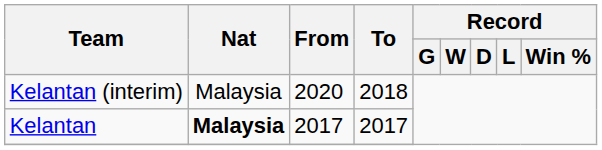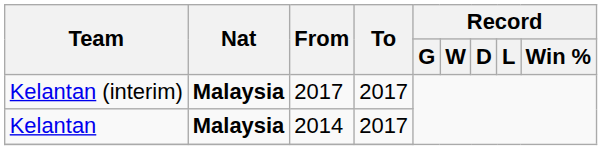(239, 91) normal -> (239, 91) bold
(319, 91) 2020 -> (319, 91) 2017
(384, 91) 2018 -> (384, 91) 2017
(319, 126) 2017 -> (319, 126) 2014
